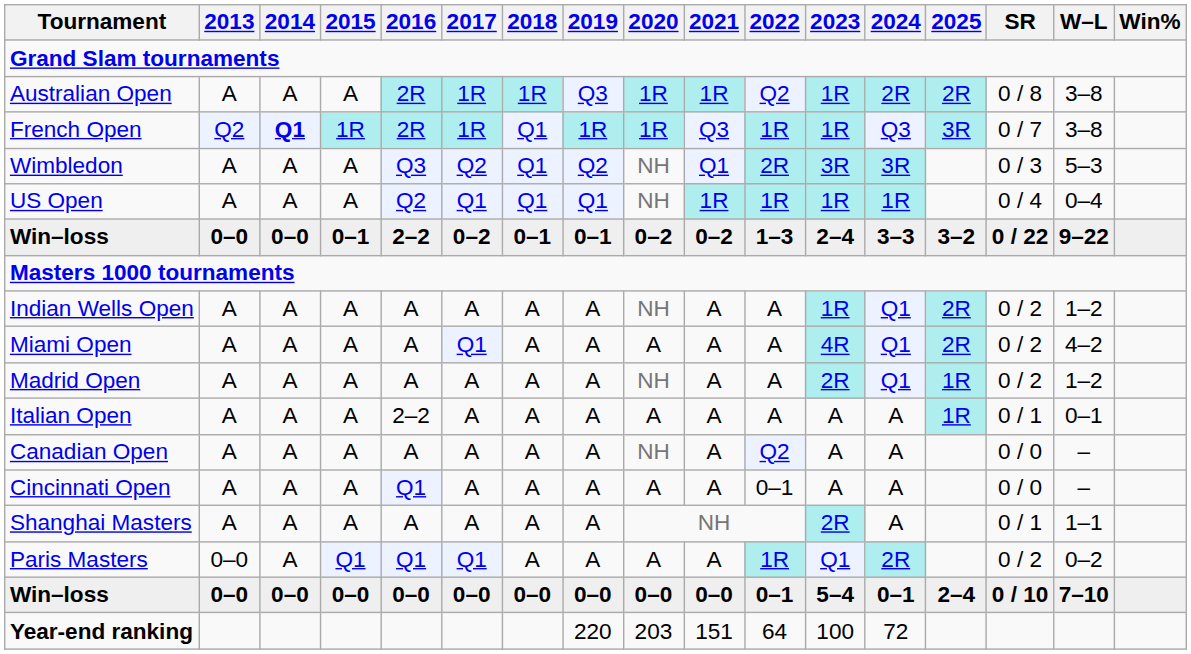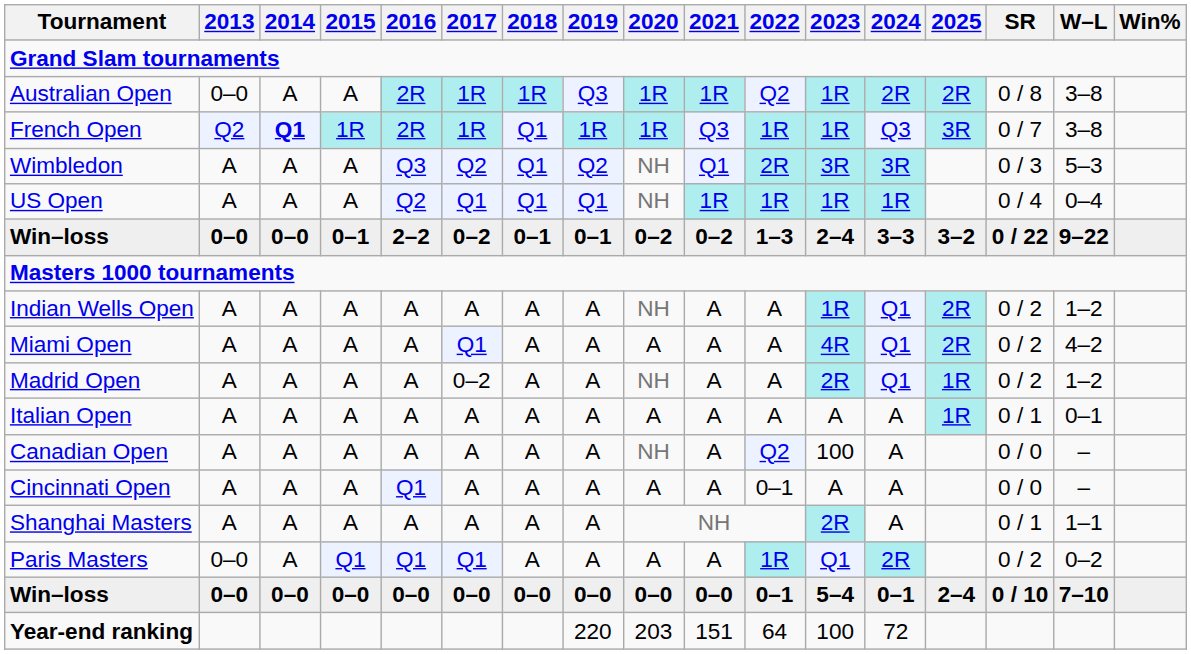(229, 93) A -> (229, 93) 0–0
(472, 380) A -> (472, 380) 0–2
(411, 415) 2–2 -> (411, 415) A
(835, 451) A -> (835, 451) 100
